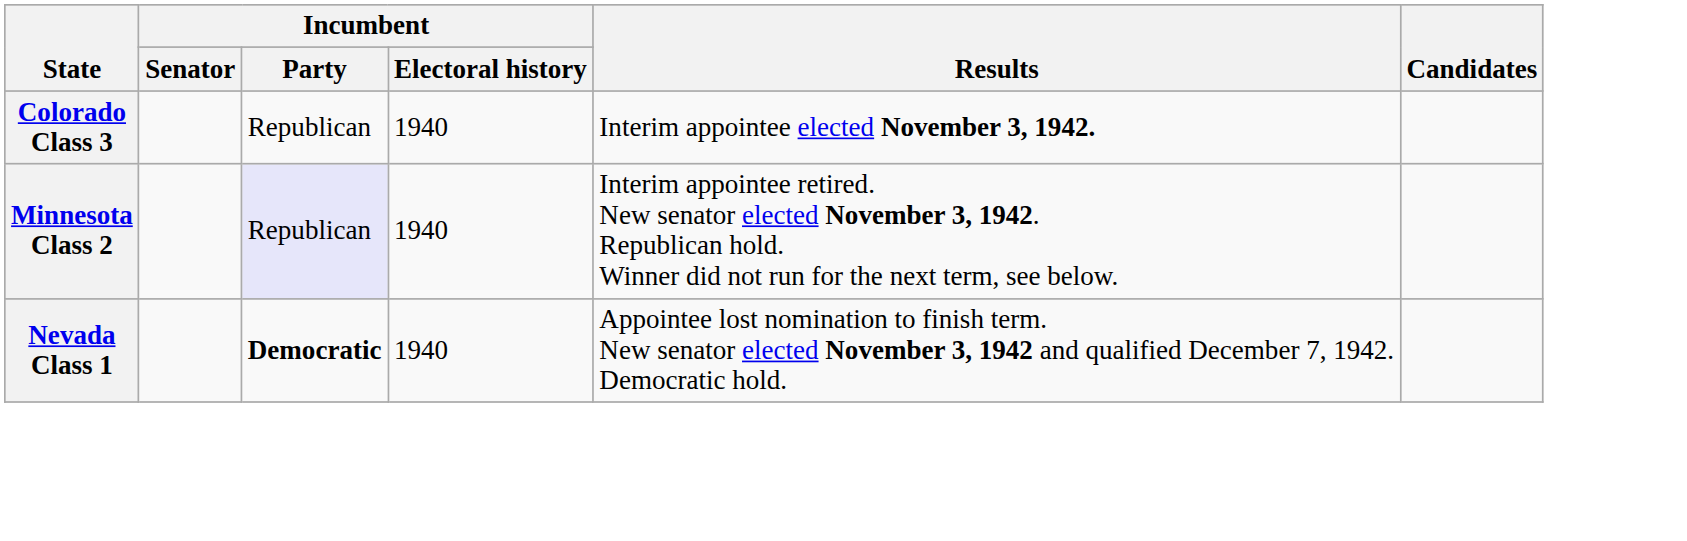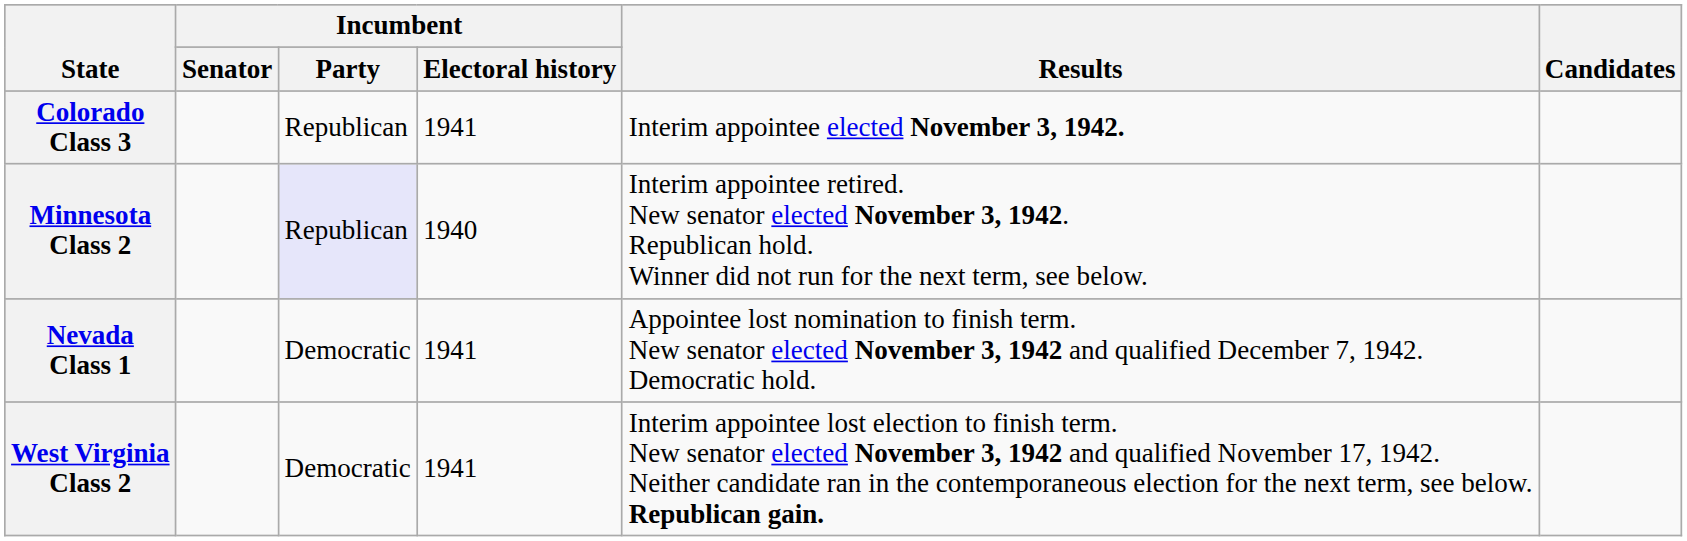(421, 126) 1940 -> (450, 126) 1941
(315, 349) bold -> (348, 349) normal
(421, 349) 1940 -> (450, 349) 1941
+ row: (90, 468)
